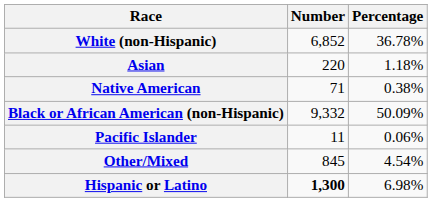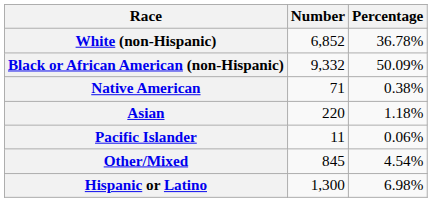rows swapped: (146, 112) <-> (146, 64)
(328, 185) bold -> (328, 185) normal
